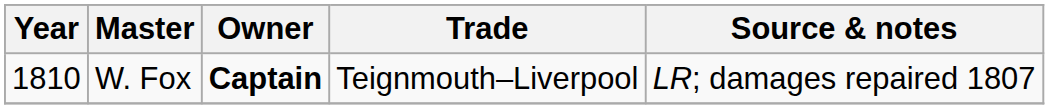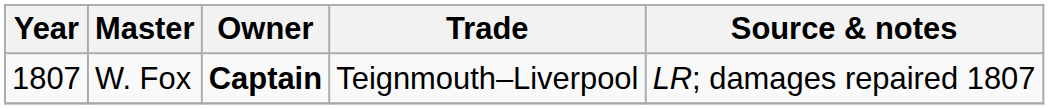(46, 77) 1810 -> (46, 77) 1807
